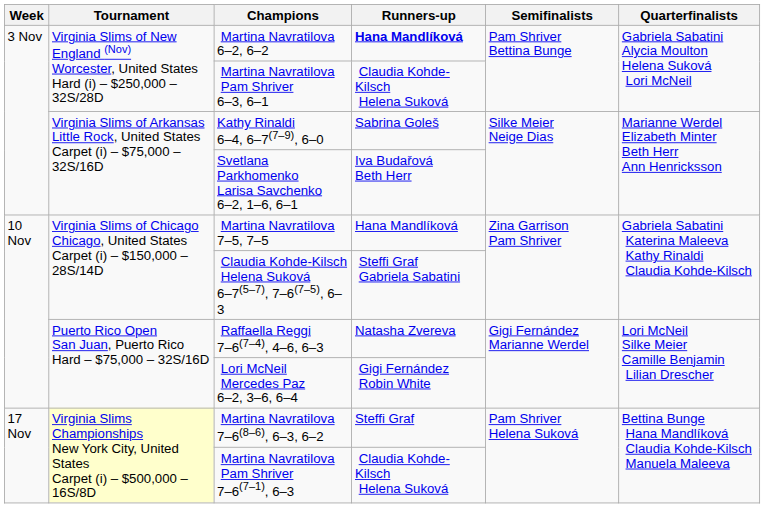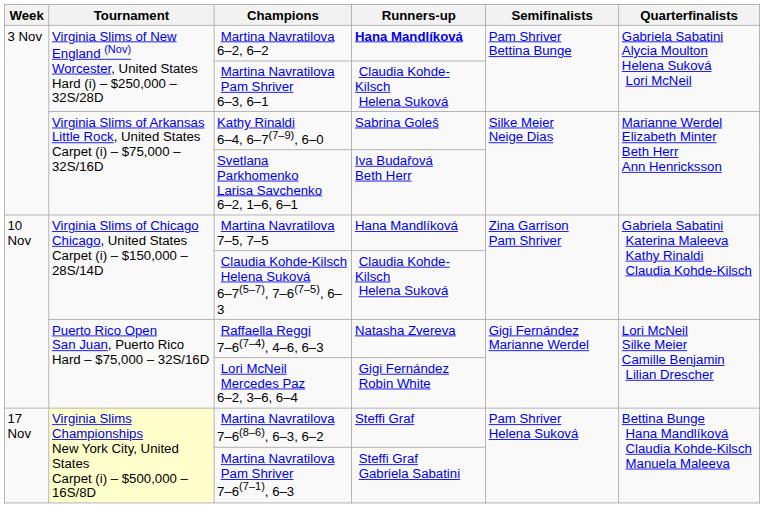(408, 269) Steffi Graf Gabriela Sabatini -> (402, 276) Claudia Kohde-Kilsch Helena Suková
(402, 473) Claudia Kohde-Kilsch Helena Suková -> (408, 466) Steffi Graf Gabriela Sabatini
